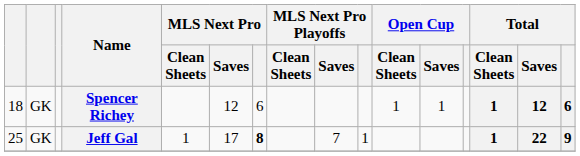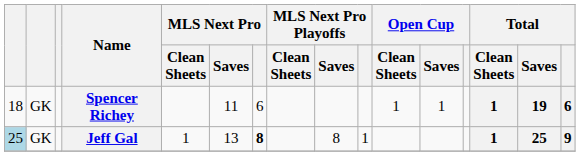(231, 106) 12 -> (231, 106) 11
(539, 106) 12 -> (539, 106) 19
(15, 138) no background -> (15, 138) lightblue background
(231, 138) 17 -> (231, 138) 13
(336, 138) 7 -> (336, 138) 8
(539, 138) 22 -> (539, 138) 25
